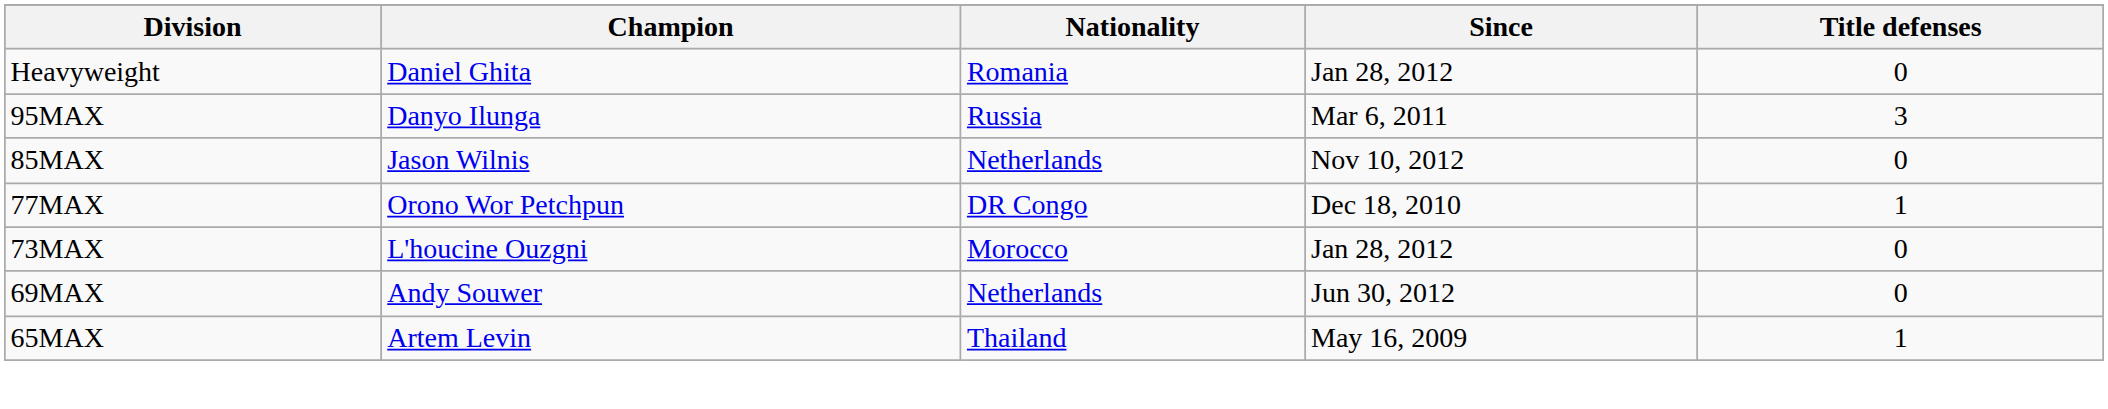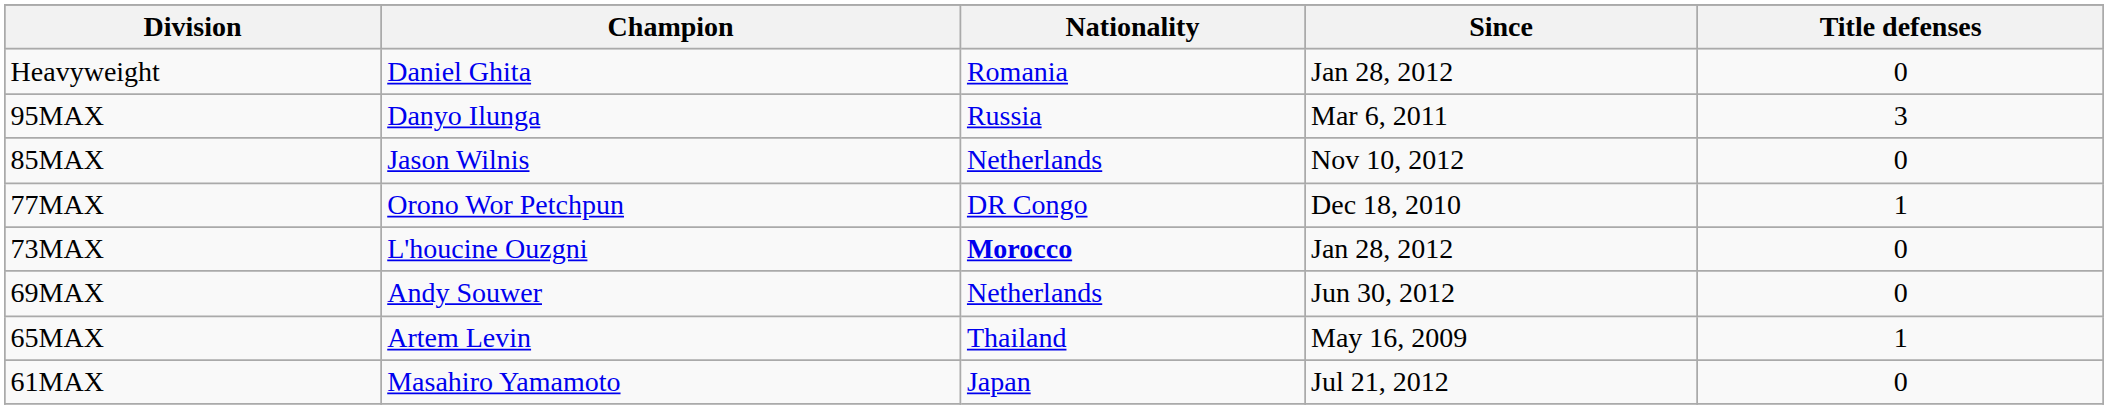(1017, 248) normal -> (1020, 248) bold
+ row: (57, 381)
